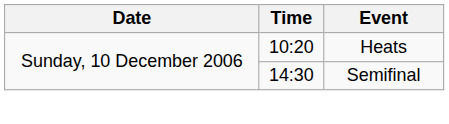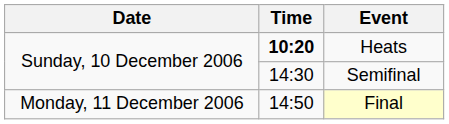(291, 47) normal -> (291, 47) bold
+ row: (384, 103)
